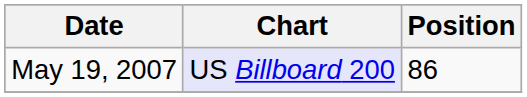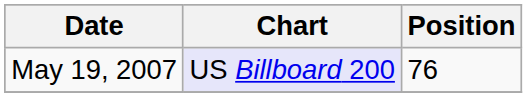(423, 69) 86 -> (423, 69) 76
